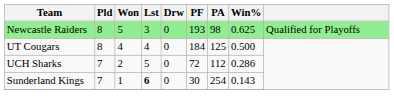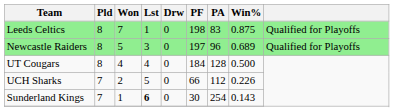+ row: (36, 30)
(197, 30) 193 -> (197, 47) 197
(215, 30) 98 -> (215, 47) 96
(243, 30) 0.625 -> (243, 47) 0.689
(218, 47) 125 -> (218, 64) 128
(194, 64) 72 -> (194, 81) 66
(243, 64) 0.286 -> (243, 81) 0.226
